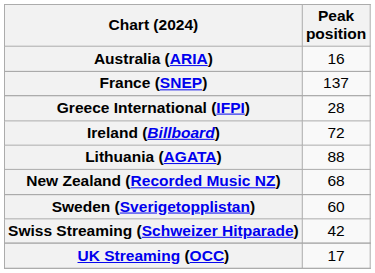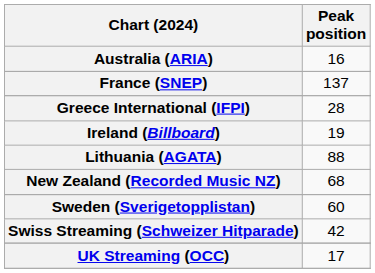(336, 132) 72 -> (336, 132) 19
